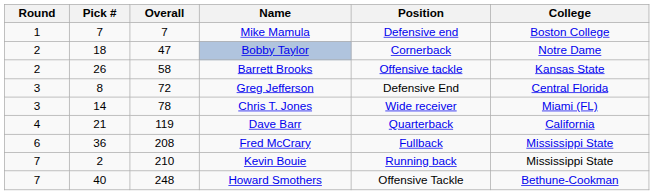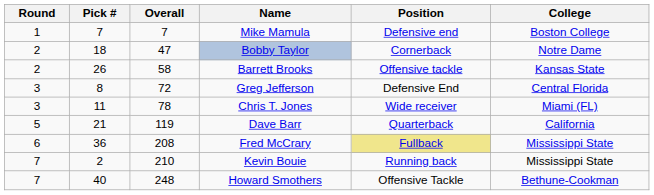(100, 106) 14 -> (100, 106) 11
(37, 124) 4 -> (37, 124) 5
(421, 143) no background -> (421, 143) khaki background
